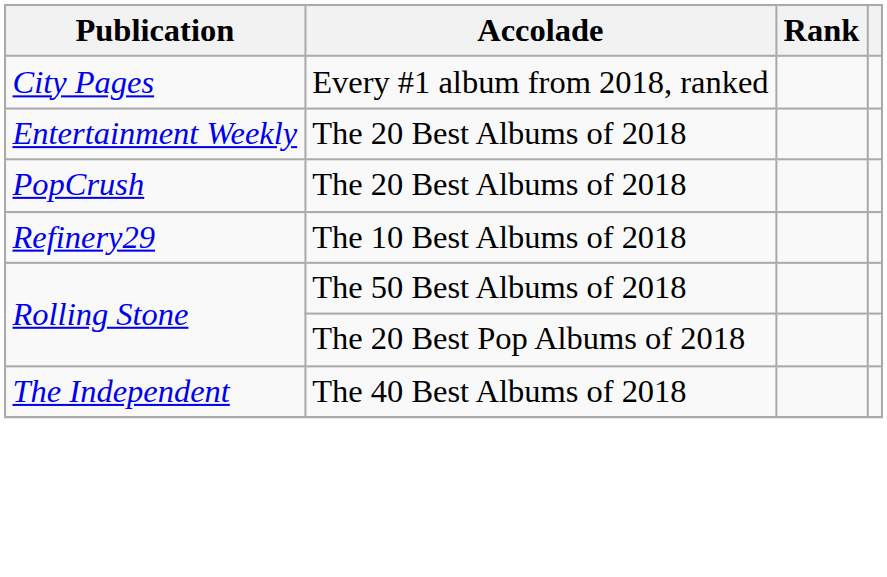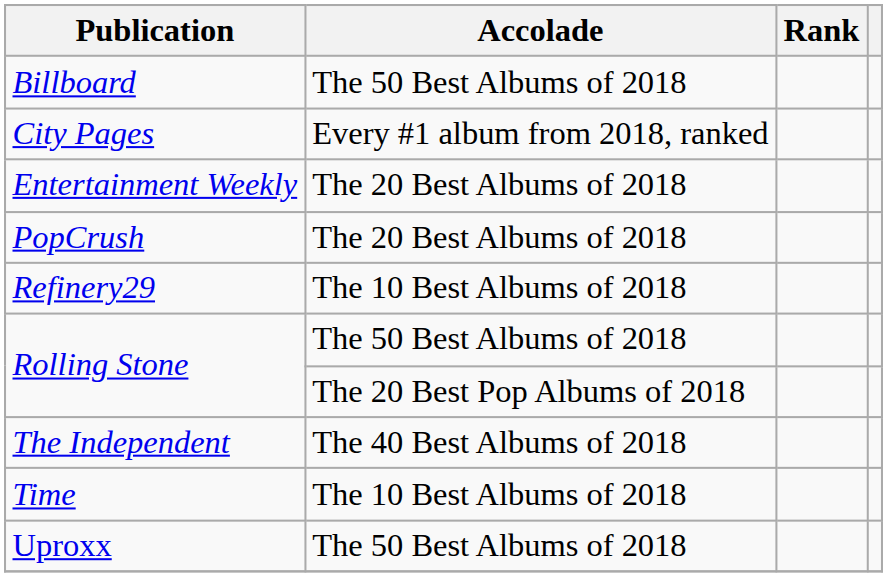+ row: (74, 81)
+ row: (44, 493)
+ row: (62, 545)
